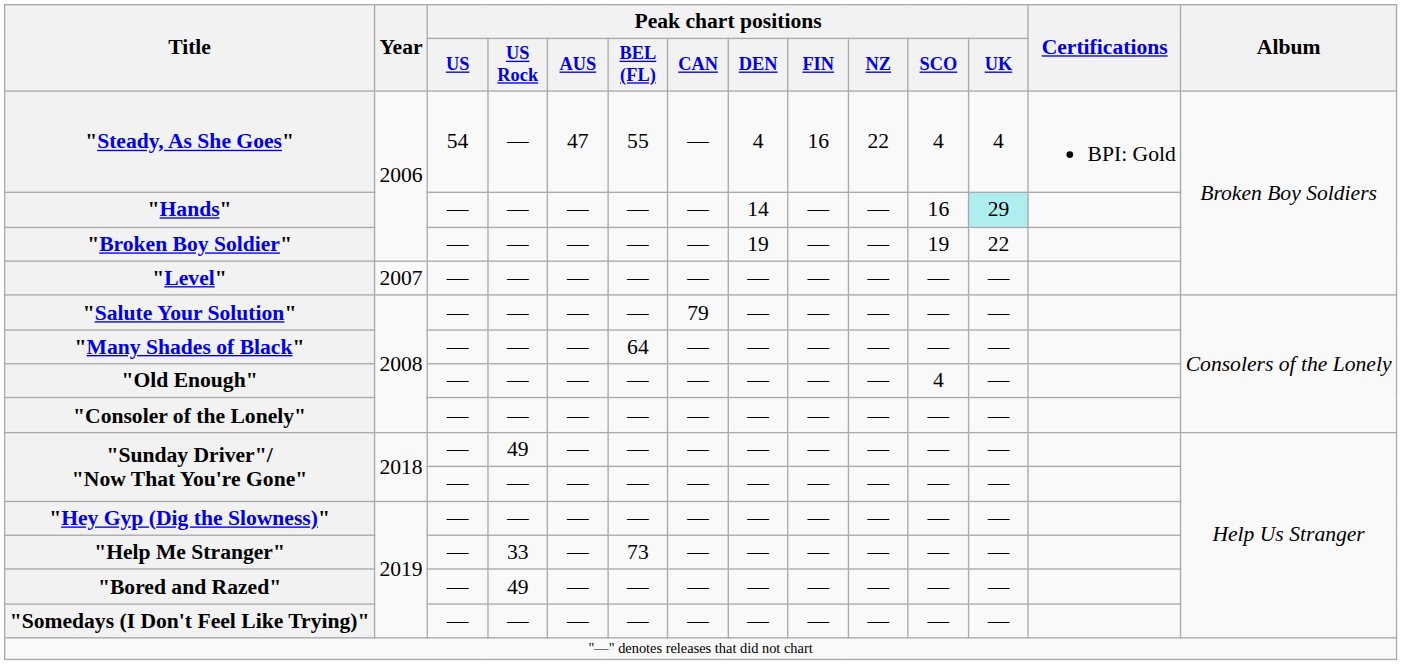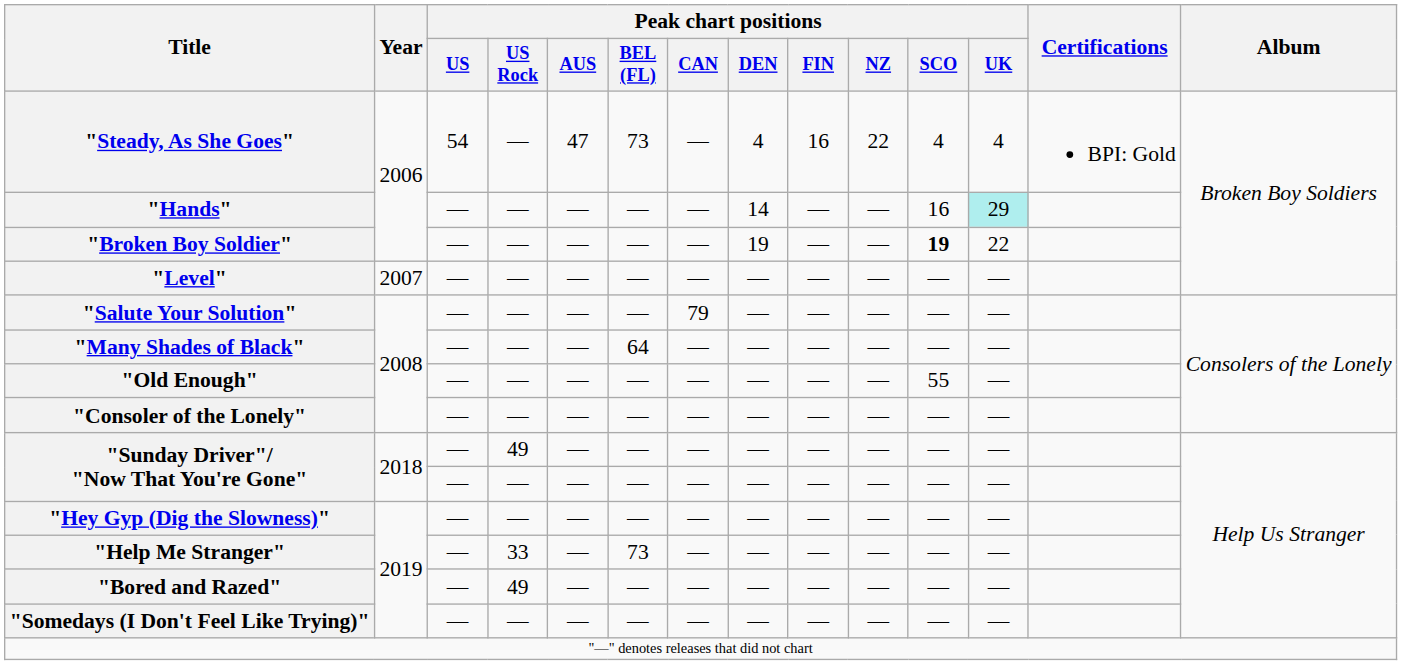(638, 141) 55 -> (638, 141) 73
(938, 243) normal -> (938, 243) bold
(938, 380) 4 -> (938, 380) 55
